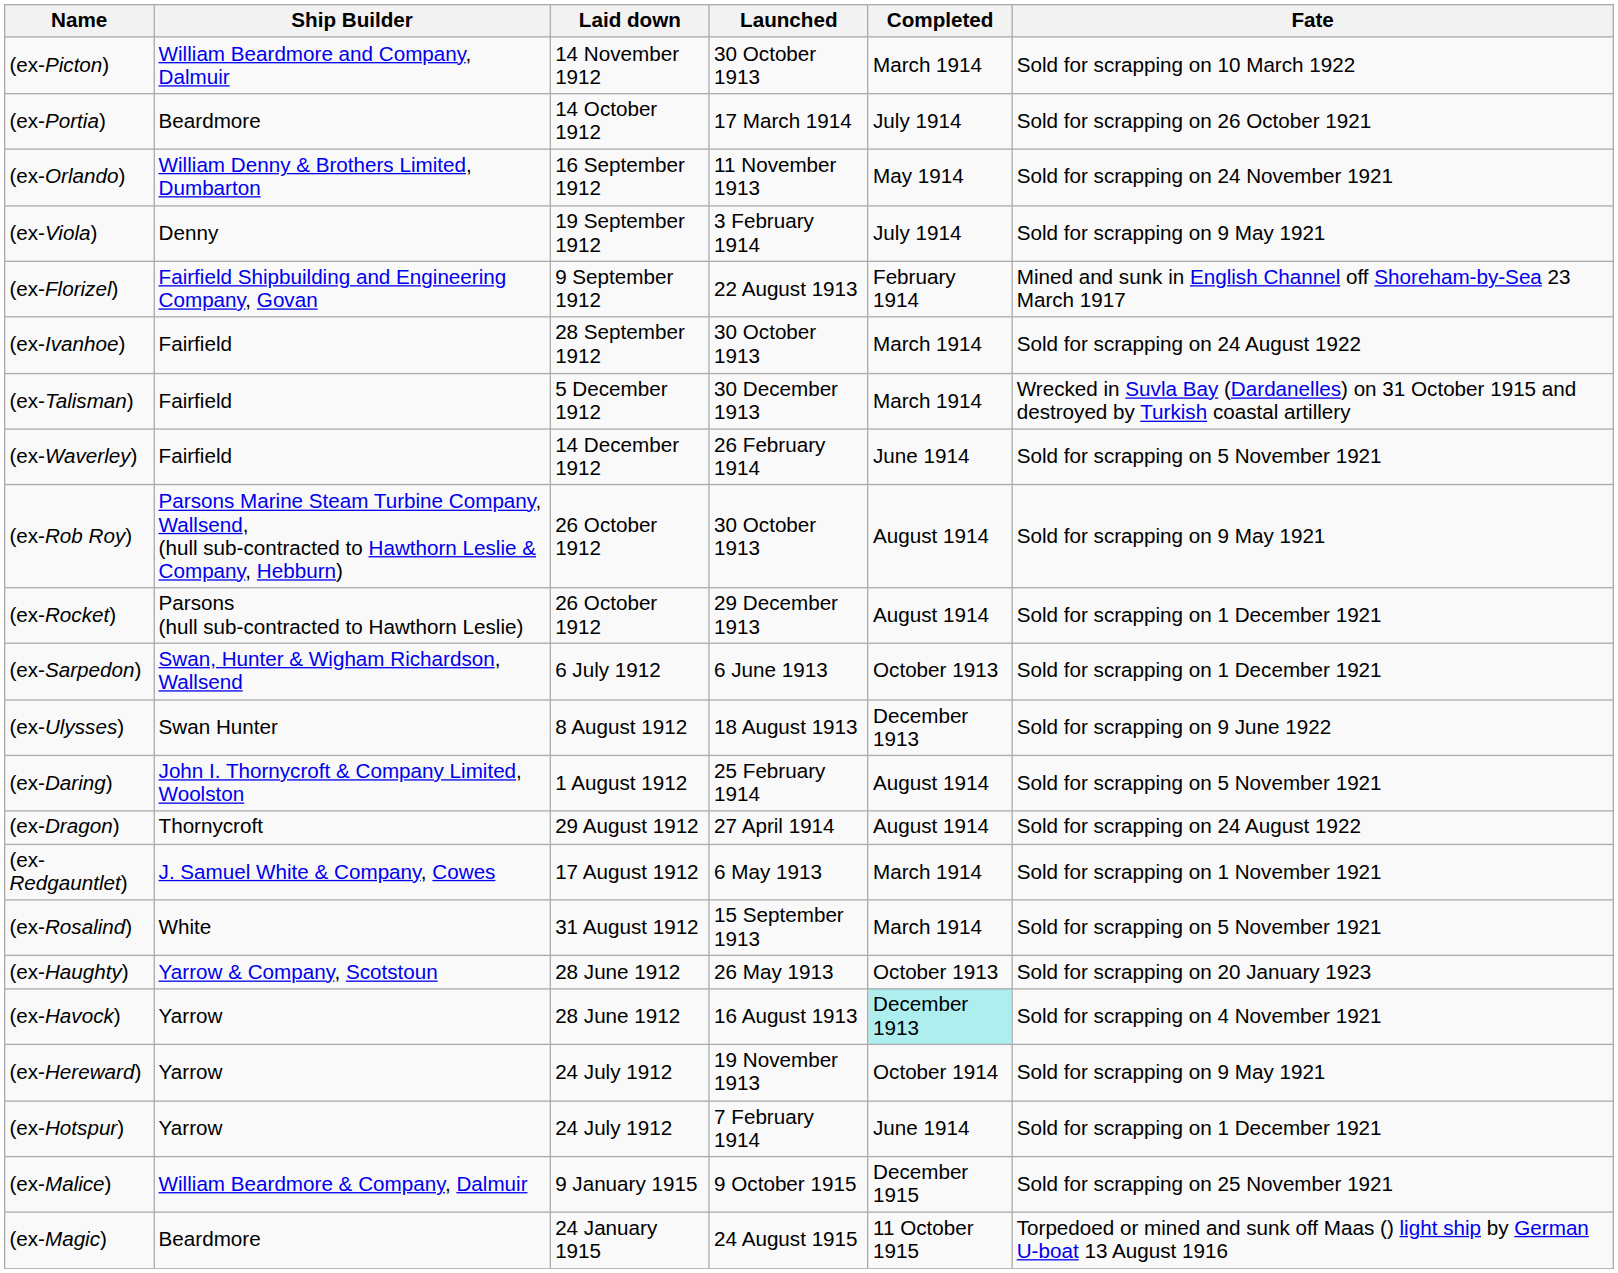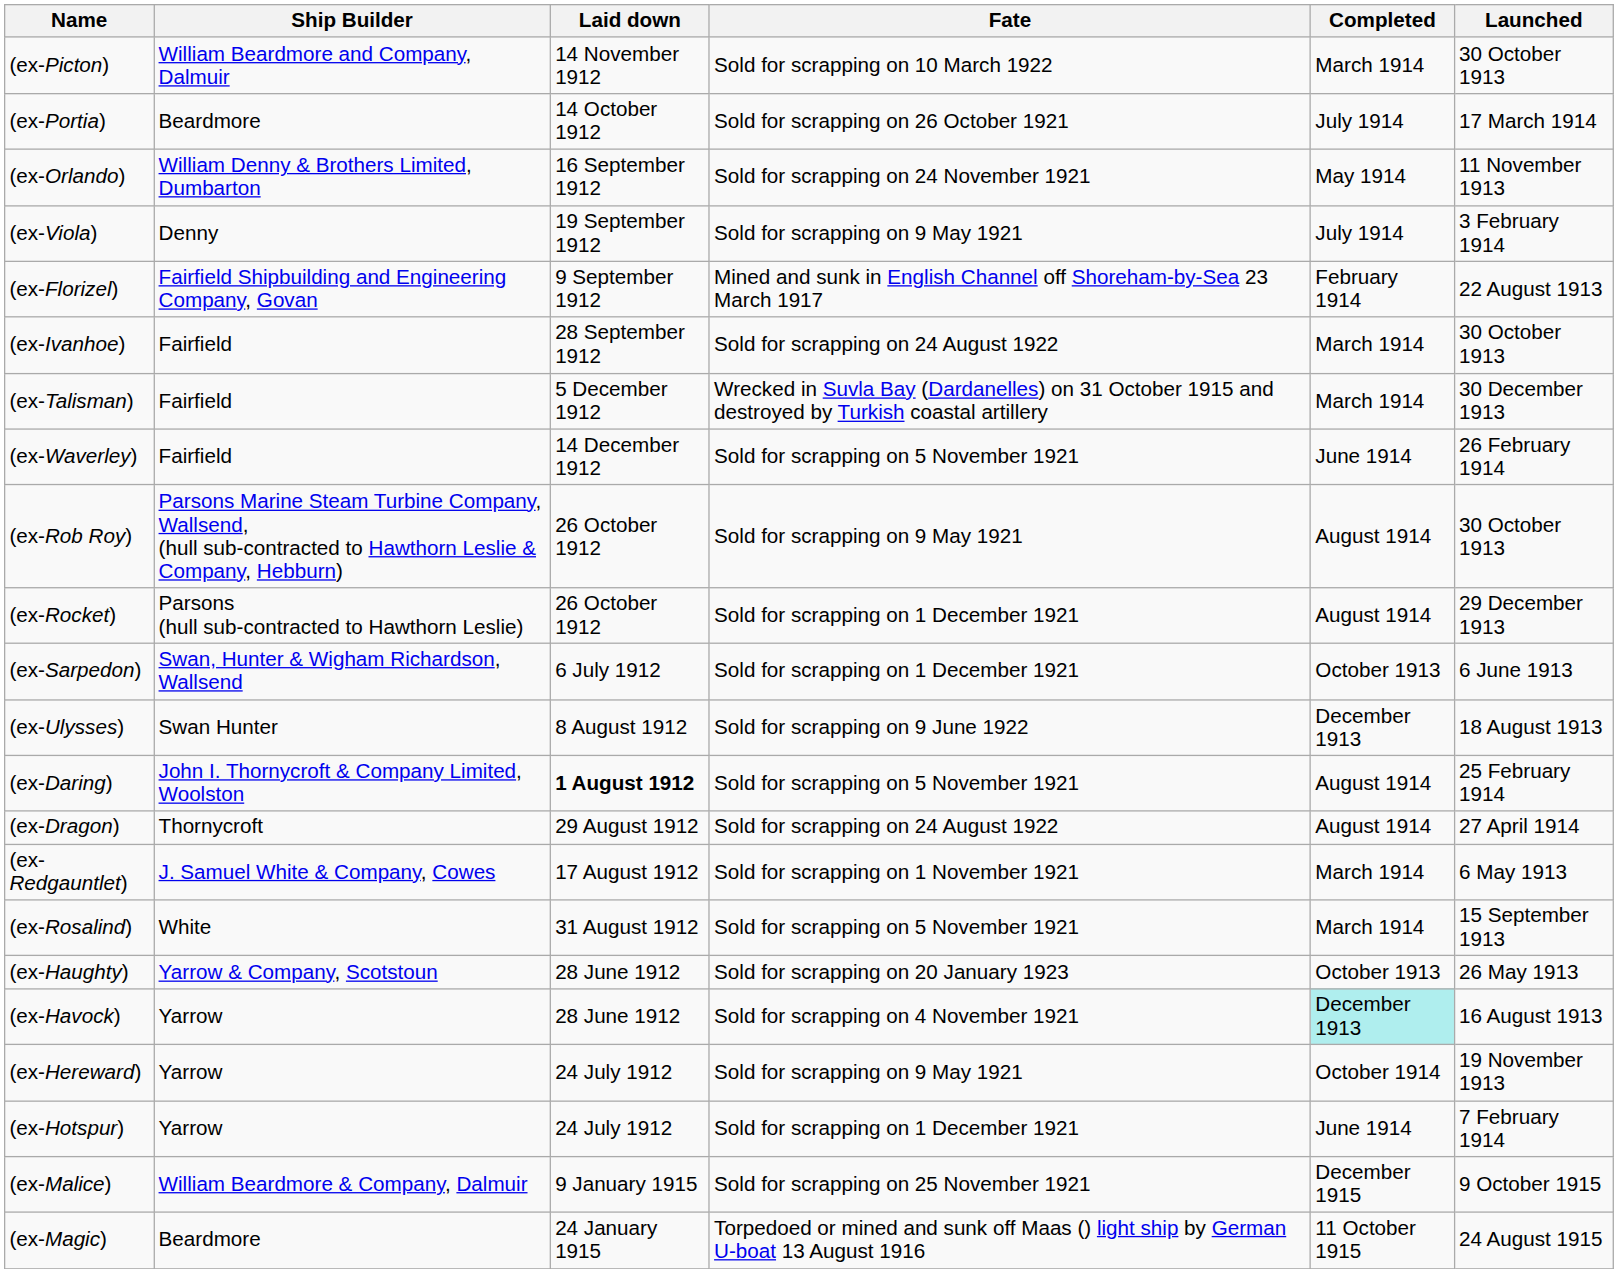columns swapped: (789, 20) <-> (1313, 20)
(621, 783) normal -> (625, 783) bold
